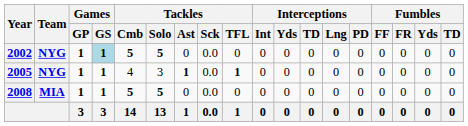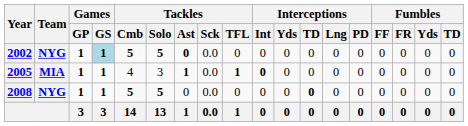(186, 53) normal -> (186, 53) bold
(52, 72) NYG -> (52, 72) MIA
(263, 72) normal -> (263, 72) bold
(52, 92) MIA -> (52, 92) NYG
(311, 92) normal -> (311, 92) bold
